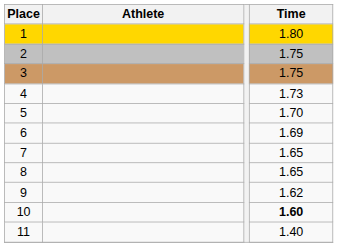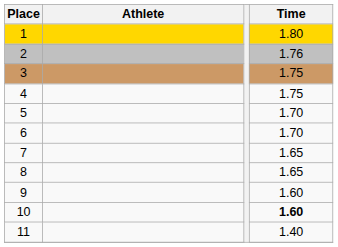(291, 53) 1.75 -> (291, 53) 1.76
(291, 93) 1.73 -> (291, 93) 1.75
(291, 133) 1.69 -> (291, 133) 1.70
(291, 192) 1.62 -> (291, 192) 1.60
